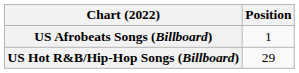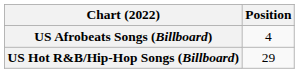(268, 36) 1 -> (268, 36) 4
